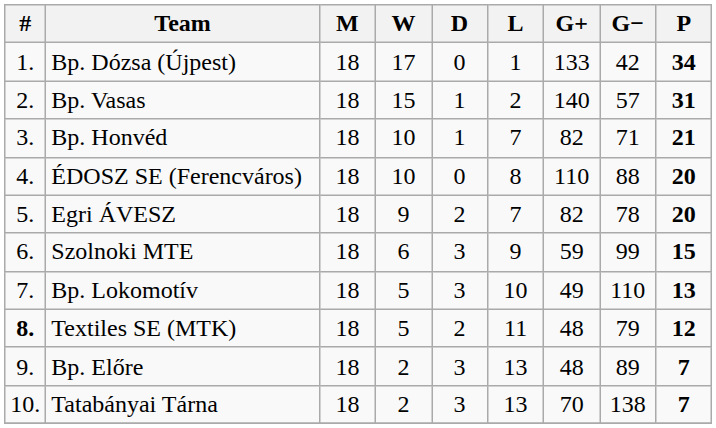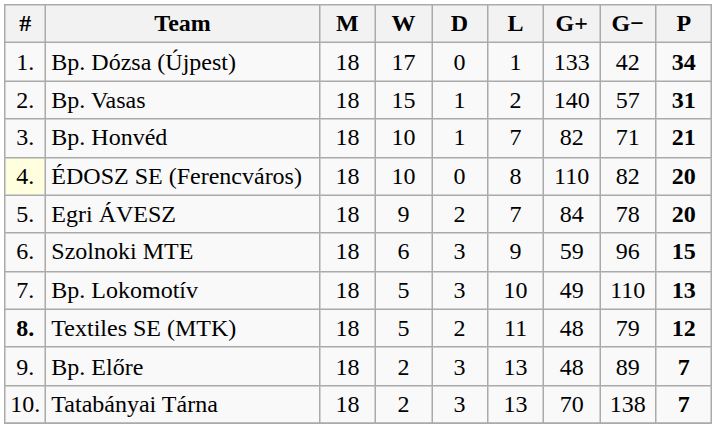(25, 175) no background -> (25, 175) lightyellow background
(628, 175) 88 -> (628, 175) 82
(572, 213) 82 -> (572, 213) 84
(628, 251) 99 -> (628, 251) 96
